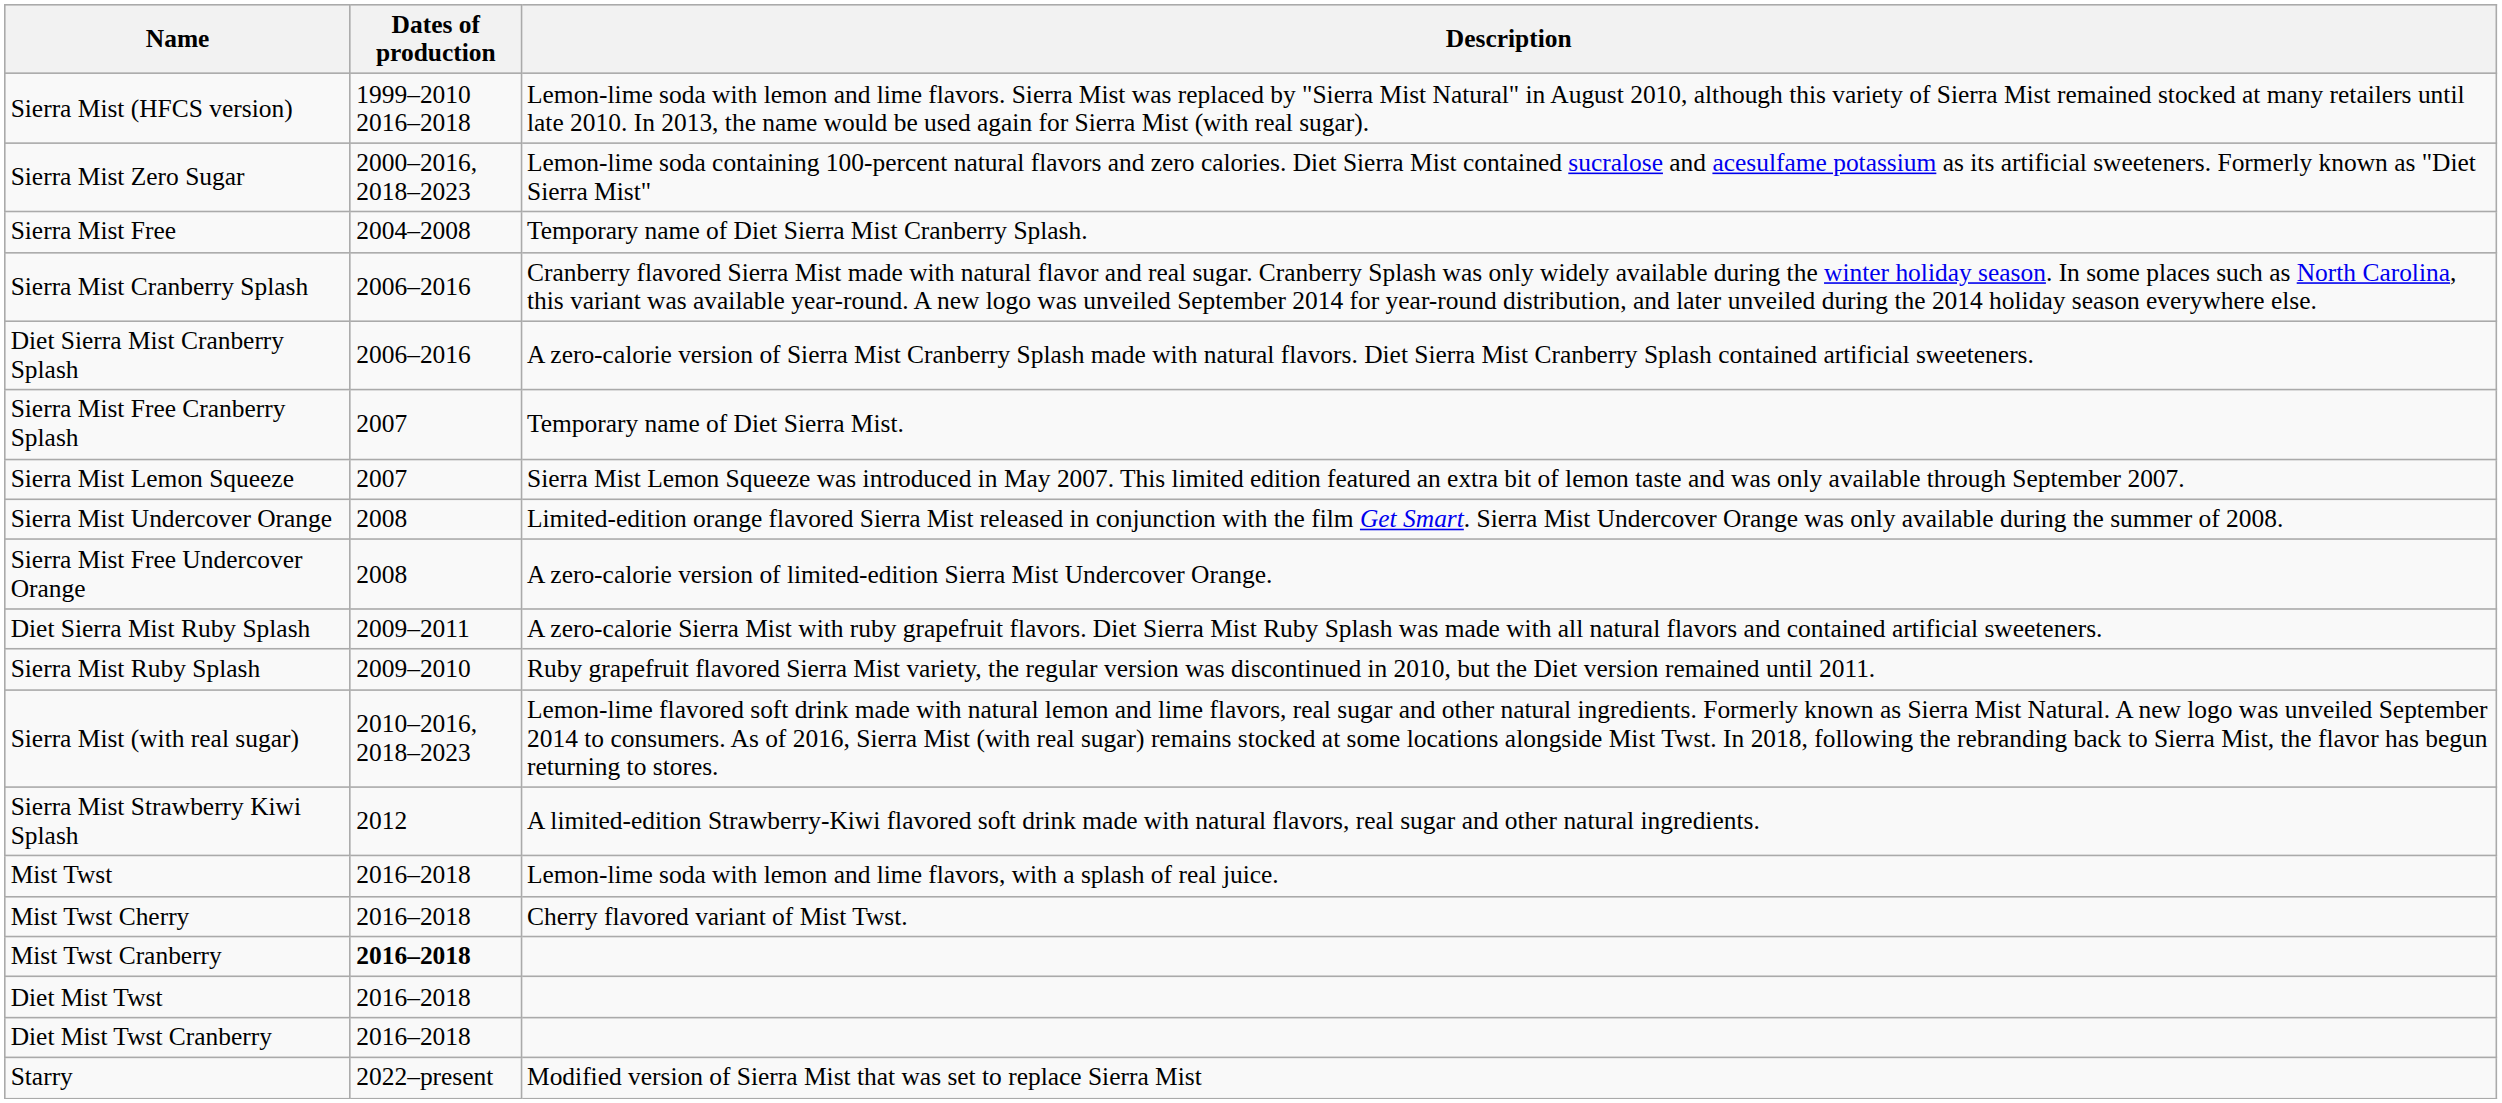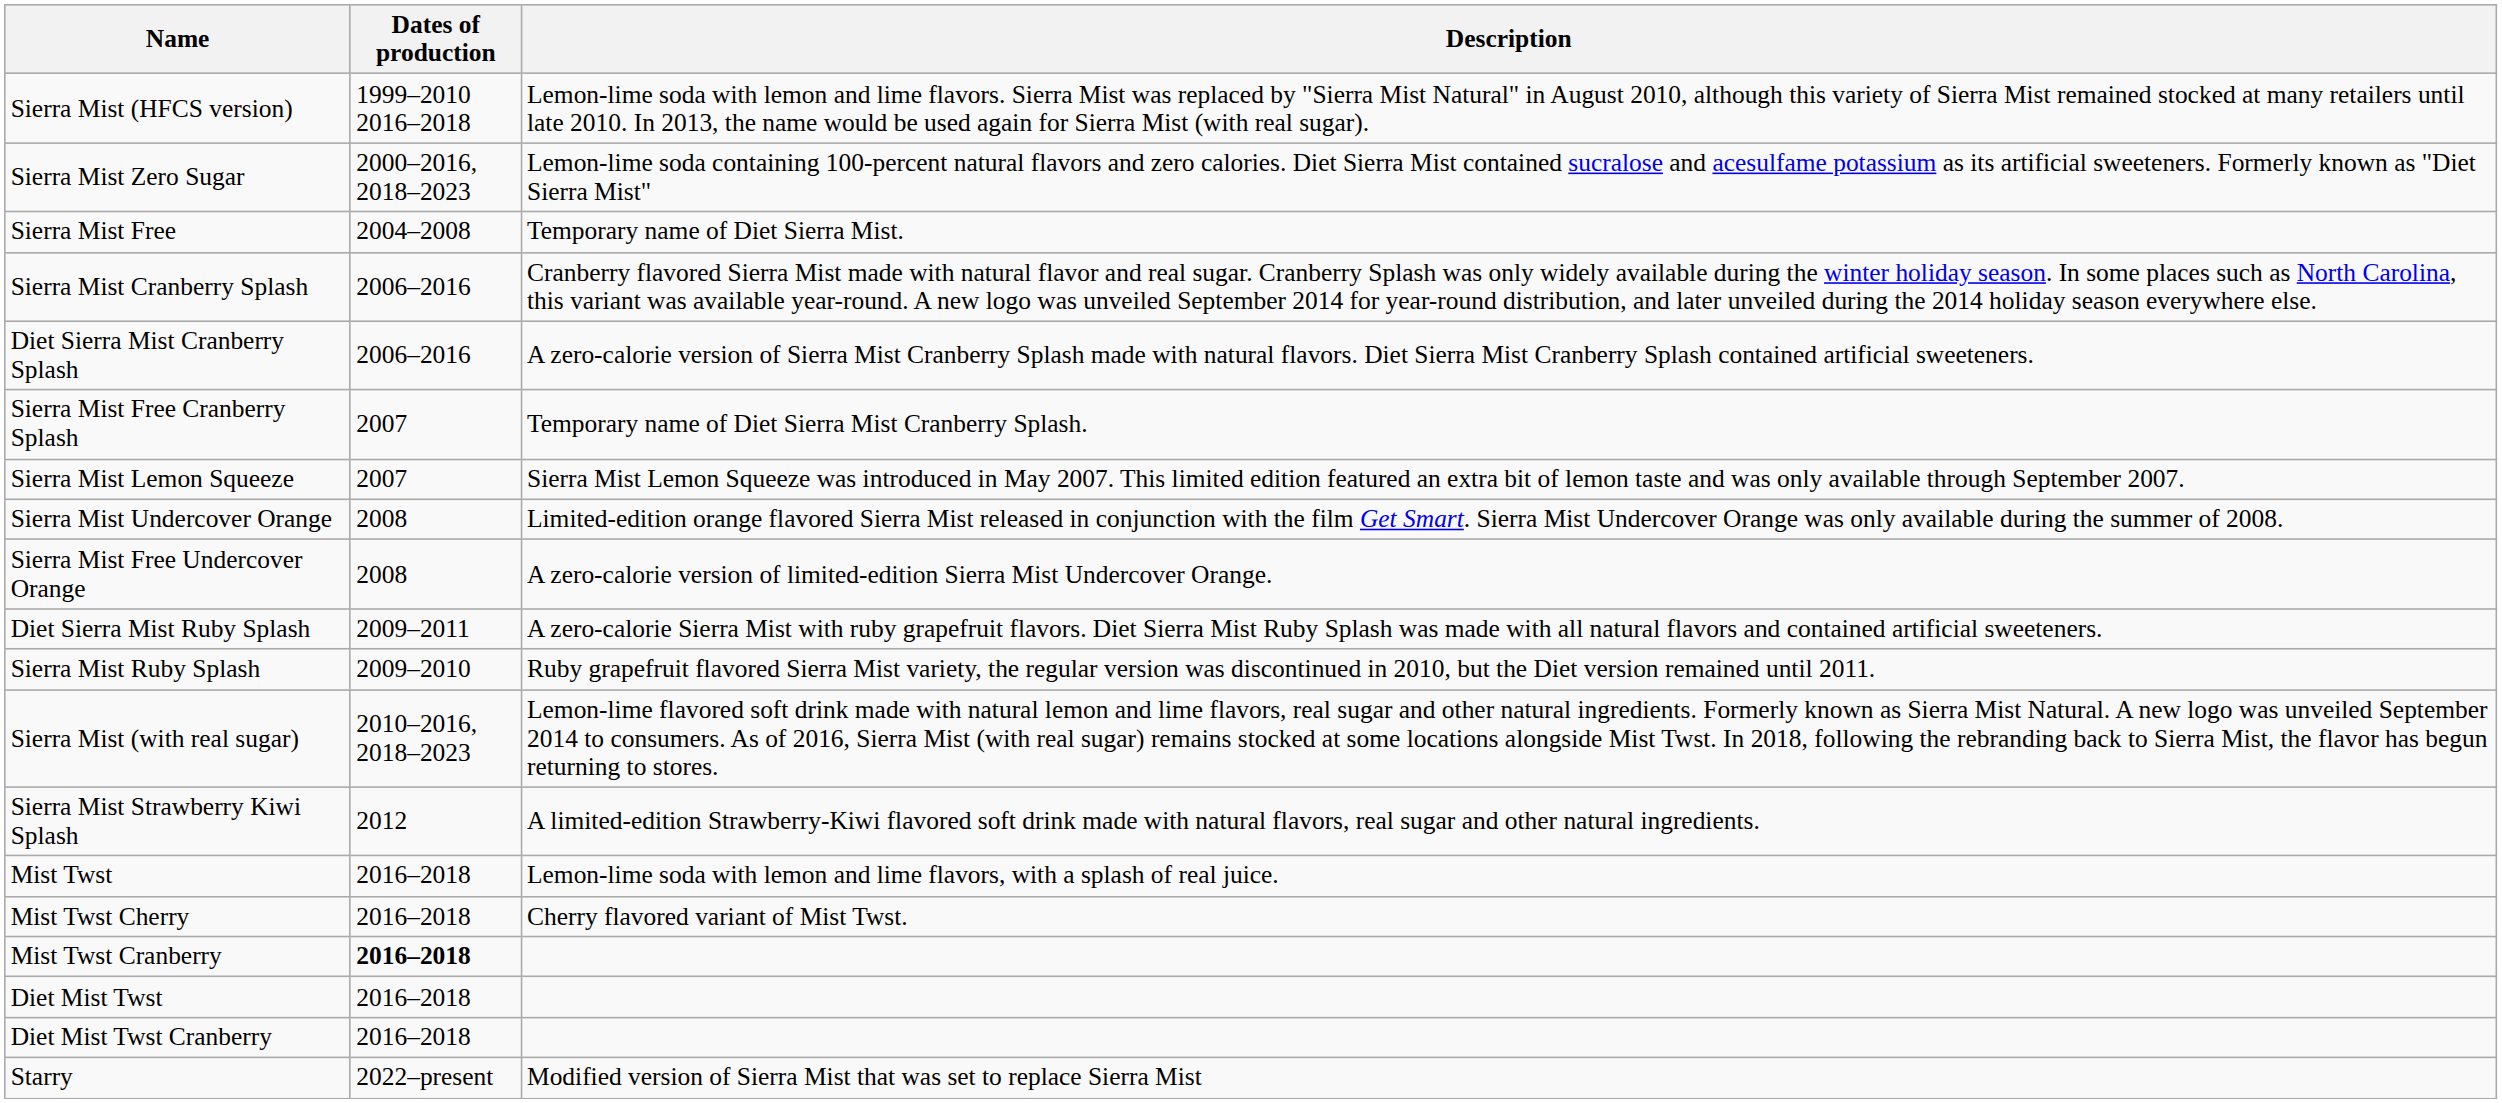(807, 231) Temporary name of Diet Sierra Mist Cranberry Splash. -> (715, 231) Temporary name of Diet Sierra Mist.
(715, 424) Temporary name of Diet Sierra Mist. -> (807, 424) Temporary name of Diet Sierra Mist Cranberry Splash.
